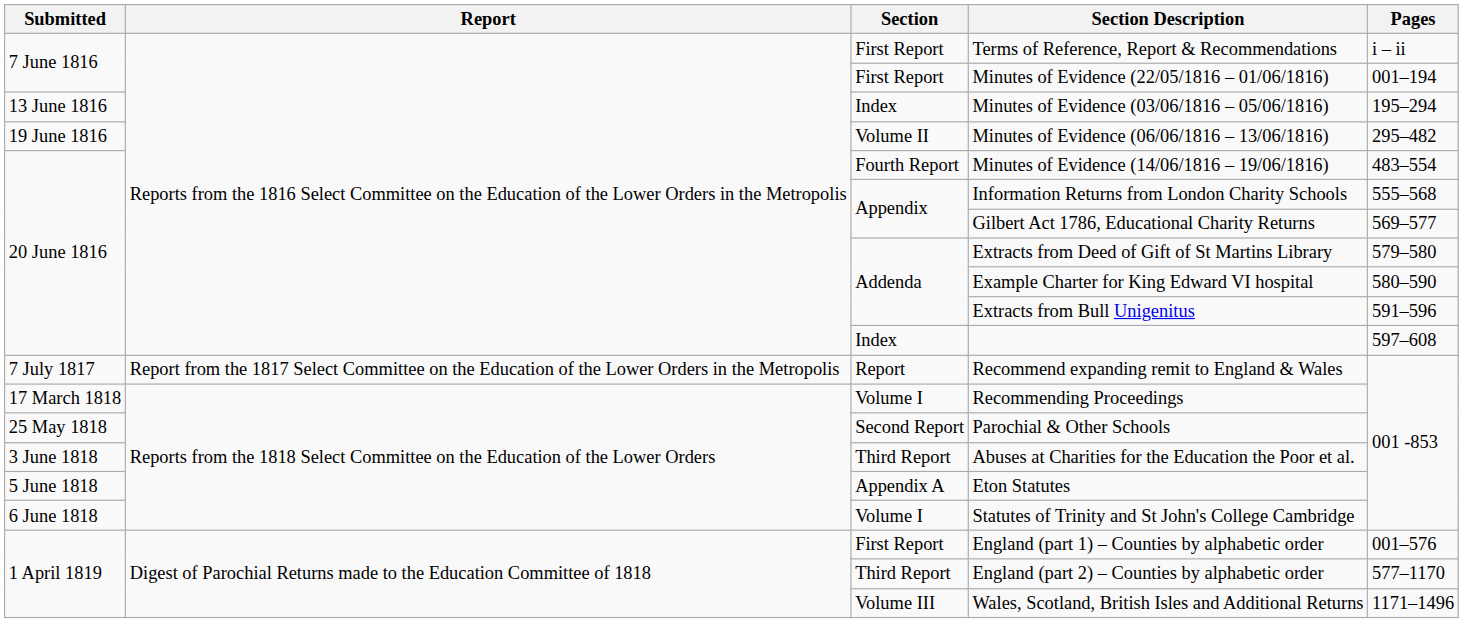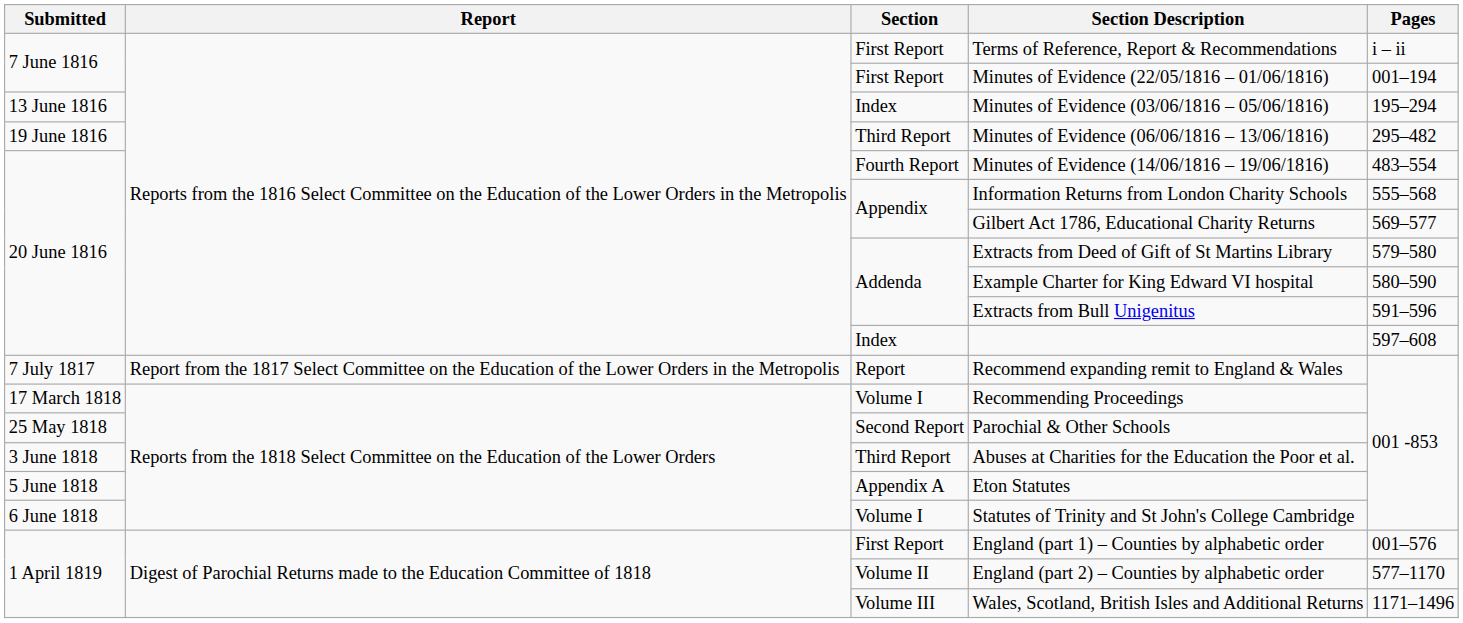(892, 135) Volume II -> (903, 135) Third Report
(903, 573) Third Report -> (892, 573) Volume II
